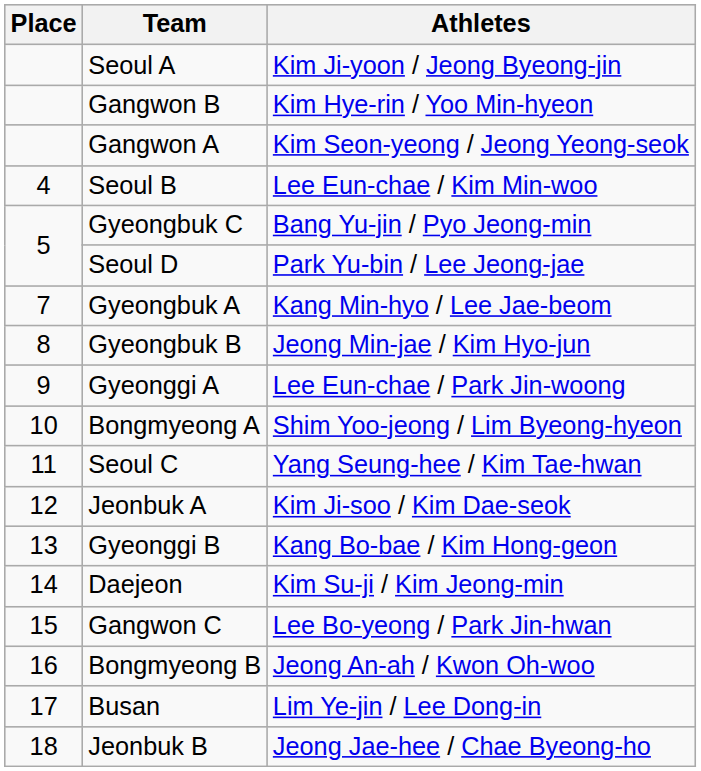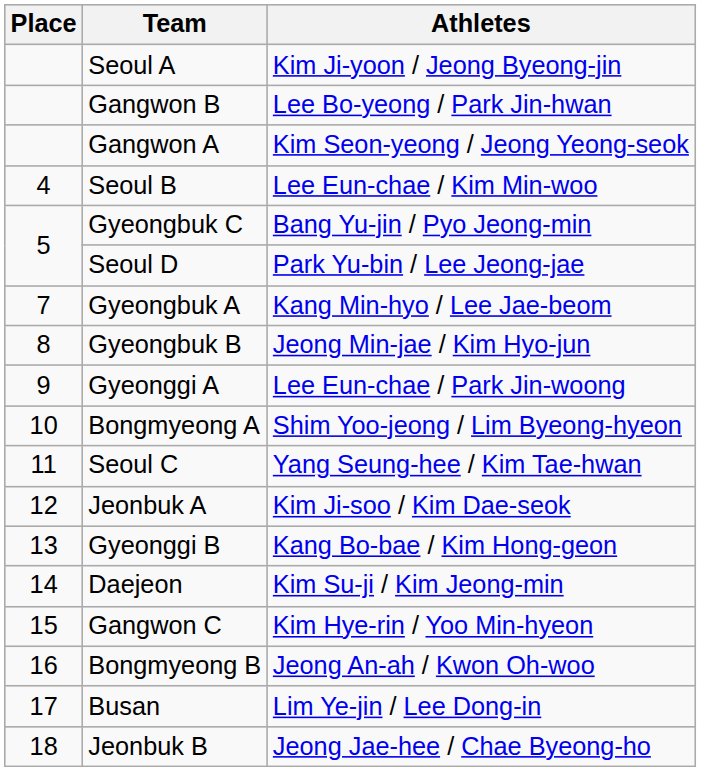(433, 104) Kim Hye-rin / Yoo Min-hyeon -> (442, 104) Lee Bo-yeong / Park Jin-hwan
(442, 625) Lee Bo-yeong / Park Jin-hwan -> (433, 625) Kim Hye-rin / Yoo Min-hyeon
